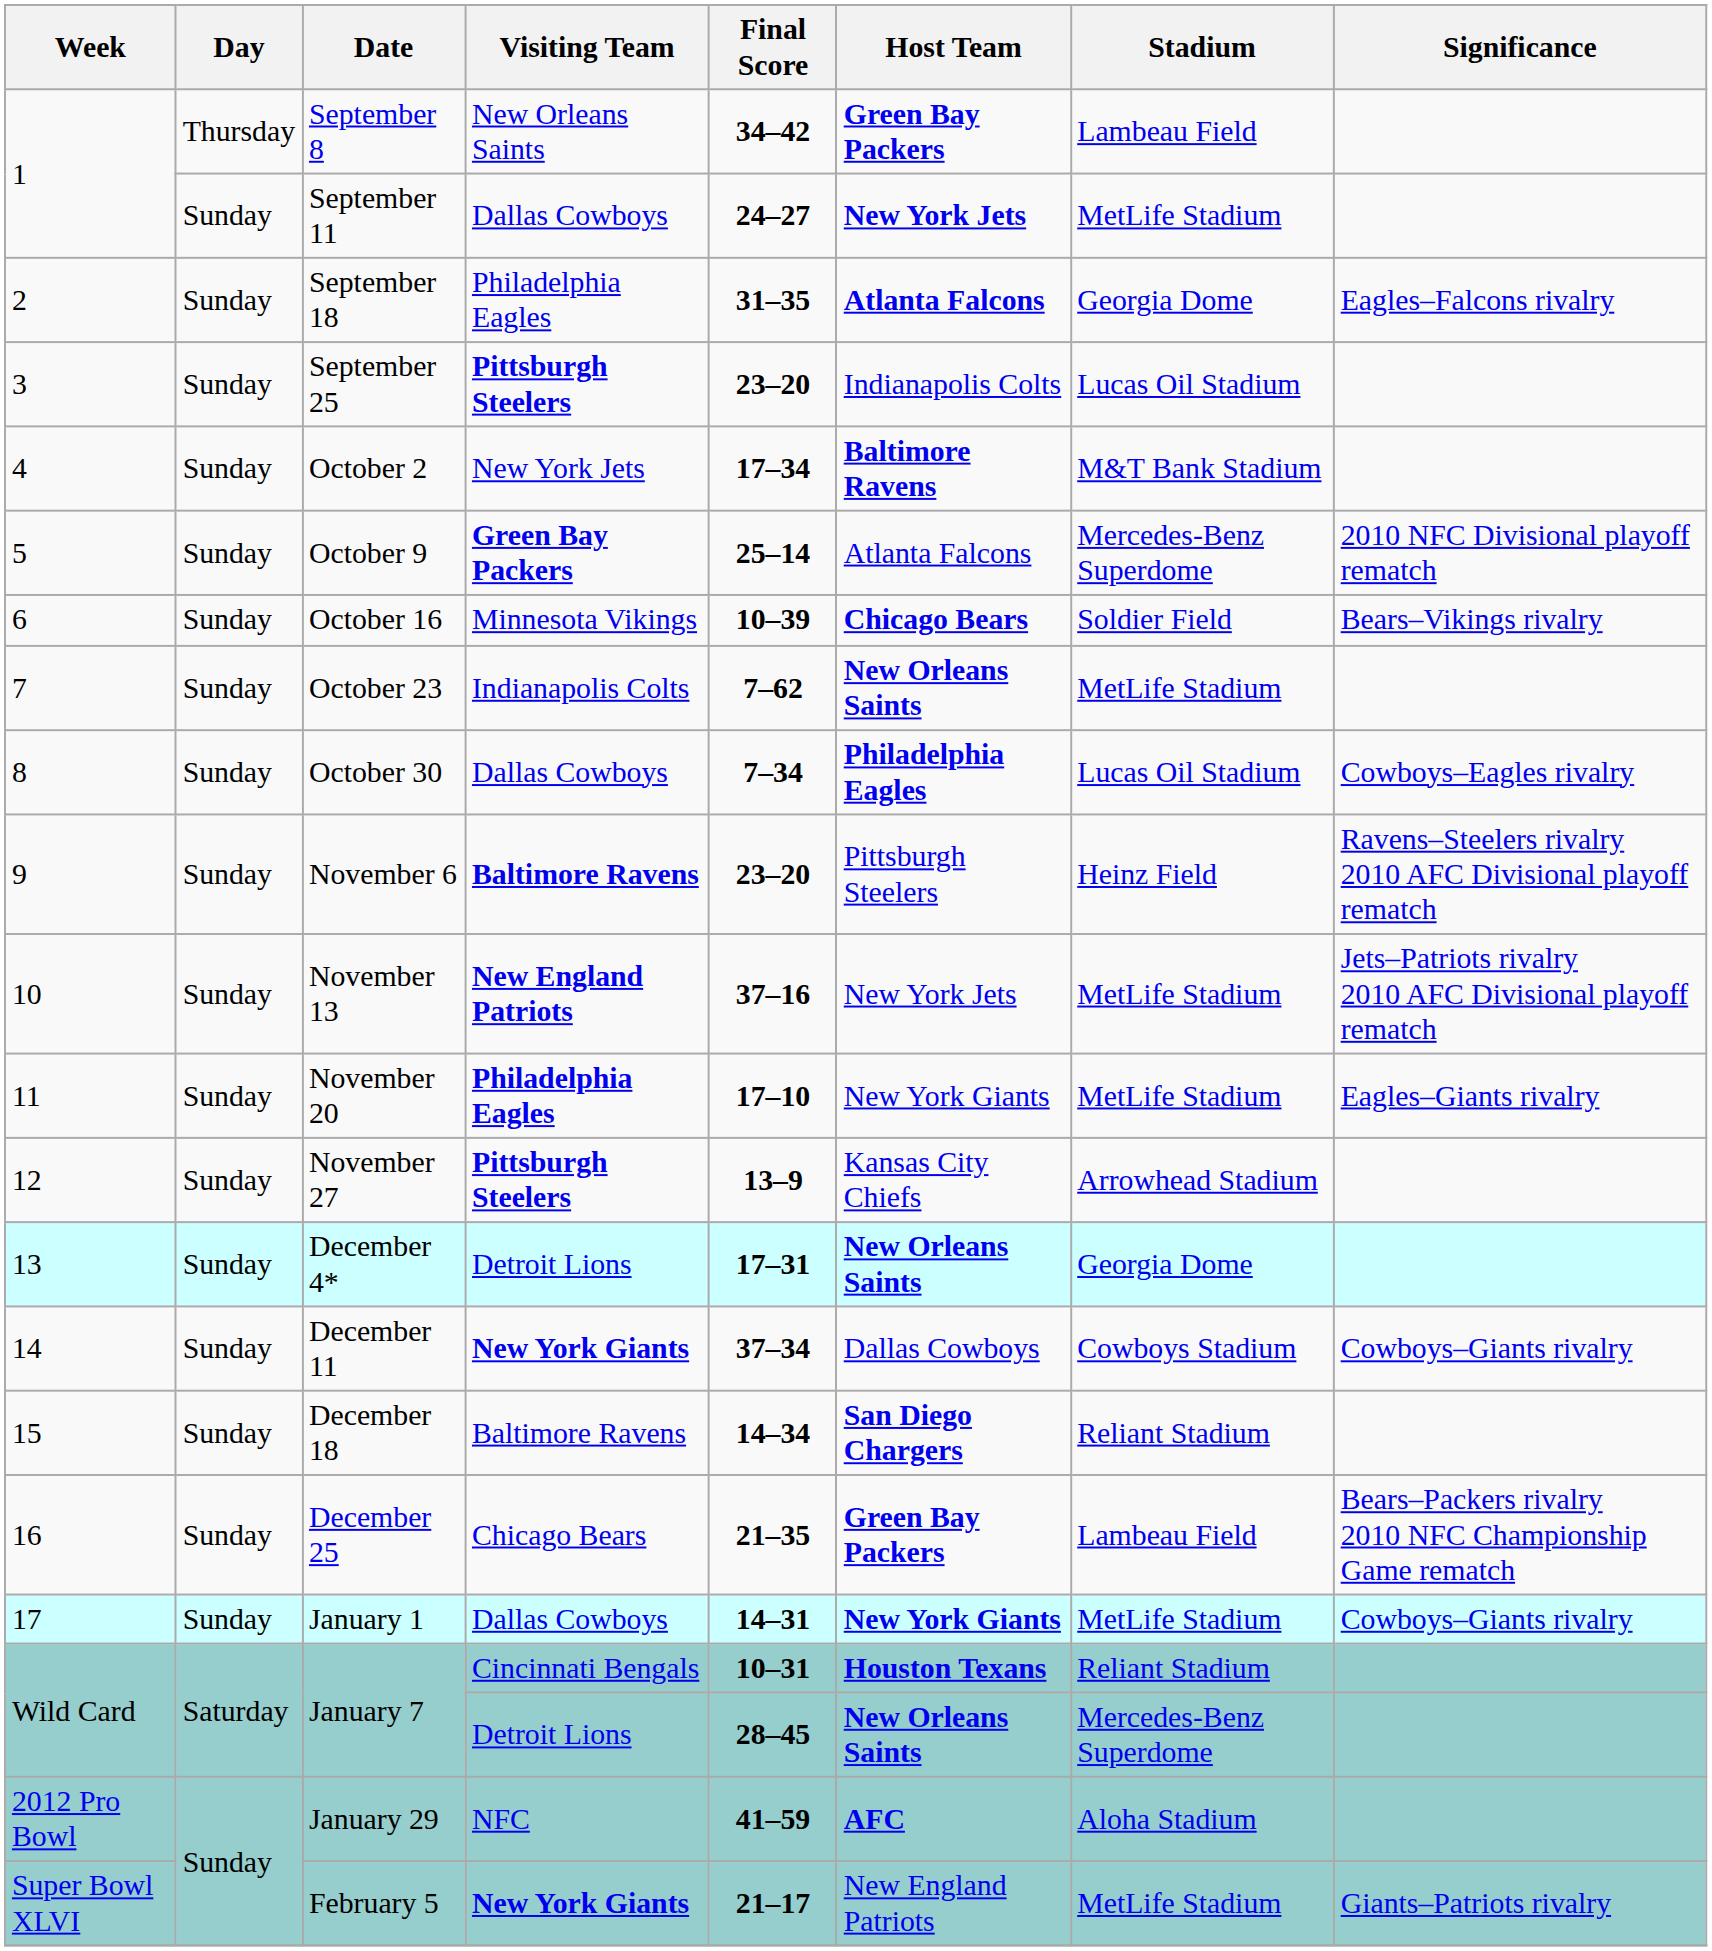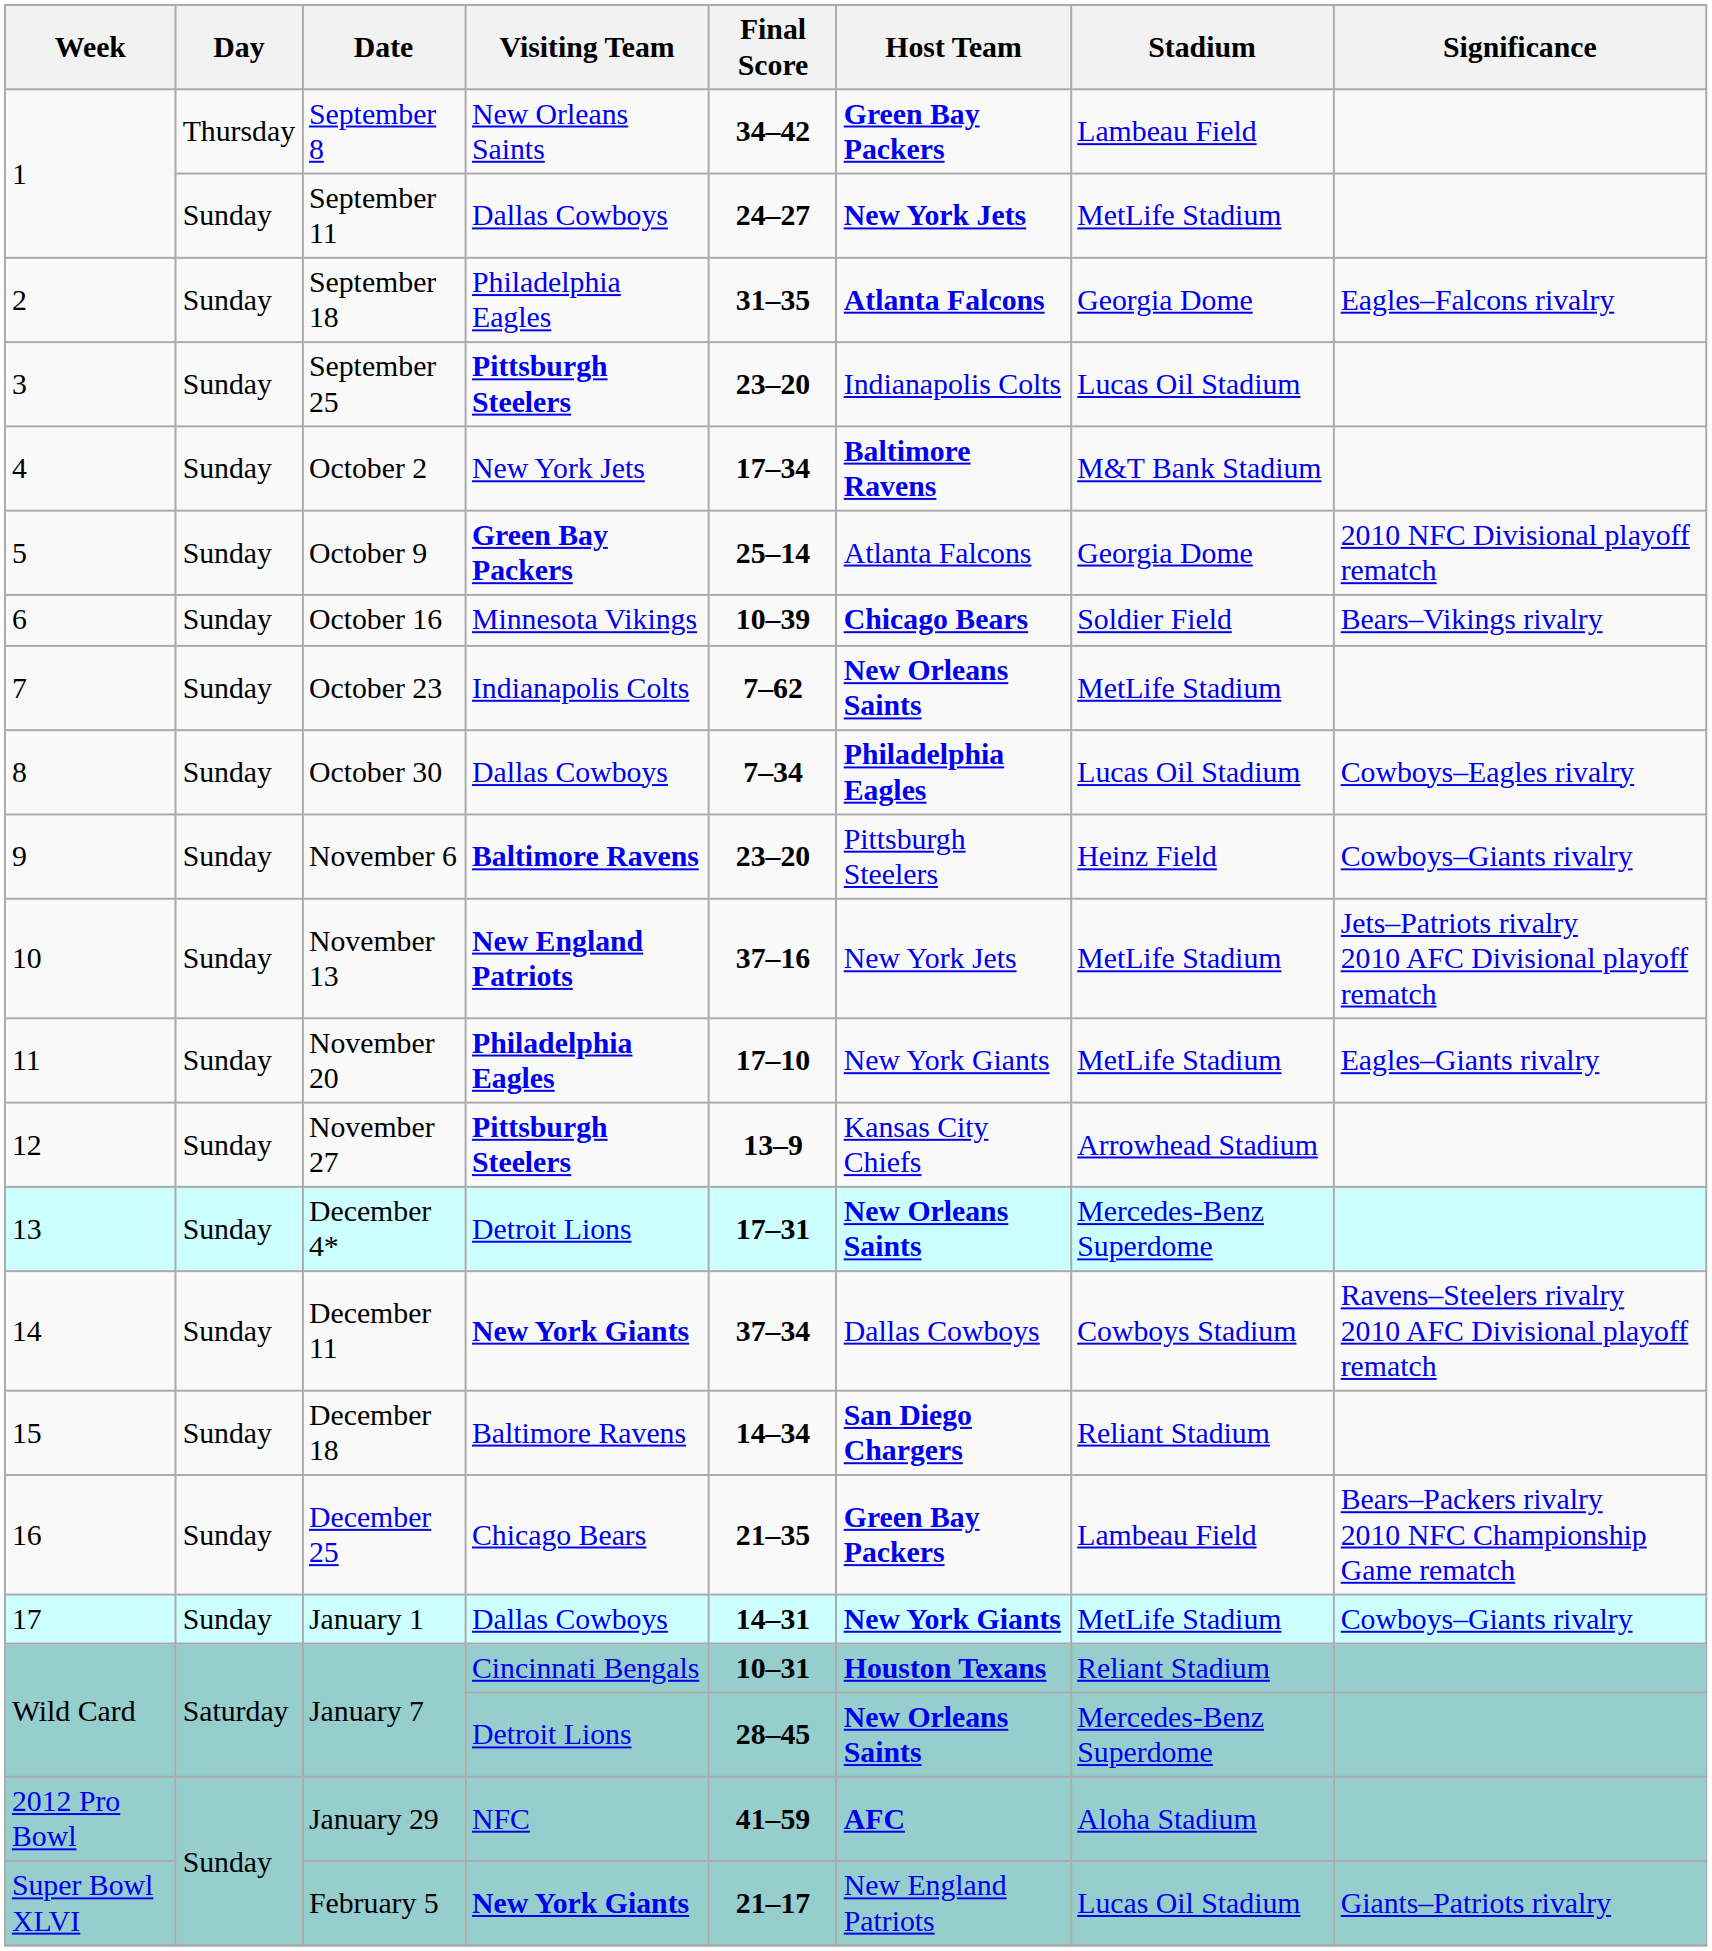(1171, 553) Mercedes-Benz Superdome -> (1165, 553) Georgia Dome
(1514, 873) Ravens–Steelers rivalry 2010 AFC Divisional playoff rematch -> (1487, 855) Cowboys–Giants rivalry
(1165, 1263) Georgia Dome -> (1171, 1228) Mercedes-Benz Superdome
(1487, 1348) Cowboys–Giants rivalry -> (1514, 1330) Ravens–Steelers rivalry 2010 AFC Divisional playoff rematch
(1179, 1903) MetLife Stadium -> (1189, 1903) Lucas Oil Stadium
